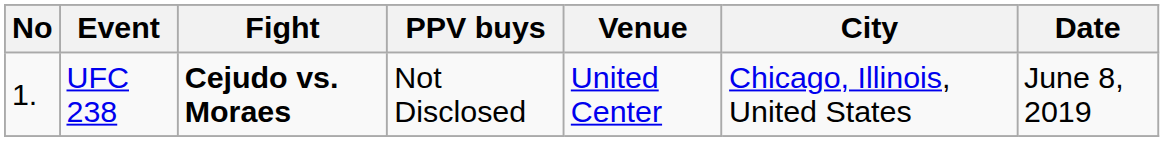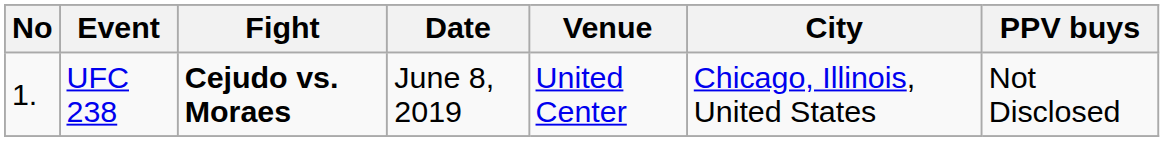columns swapped: (1088, 28) <-> (476, 28)
